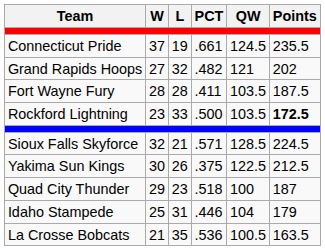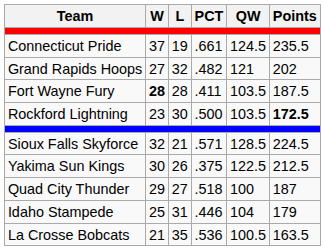(157, 91) normal -> (157, 91) bold
(180, 114) 33 -> (180, 114) 30
(180, 189) 23 -> (180, 189) 27
